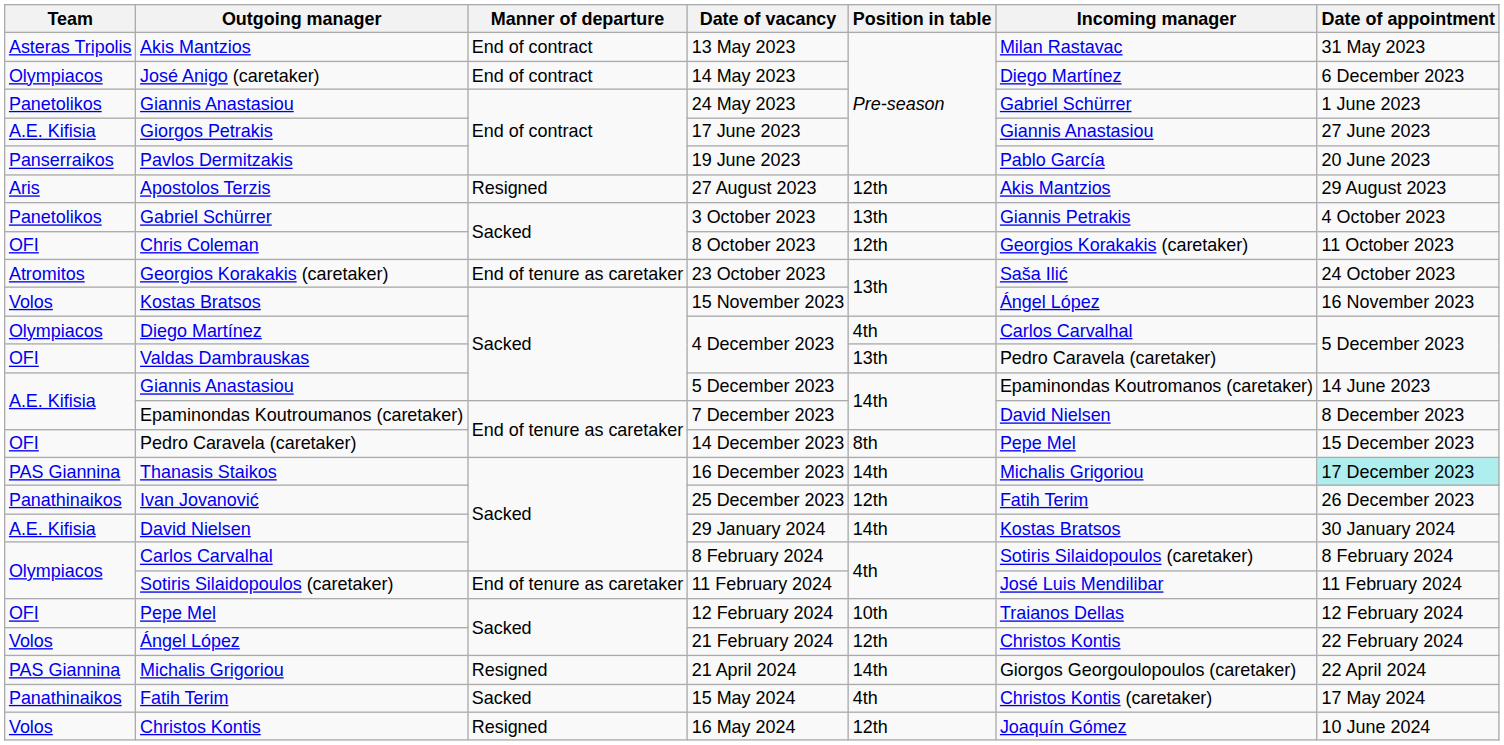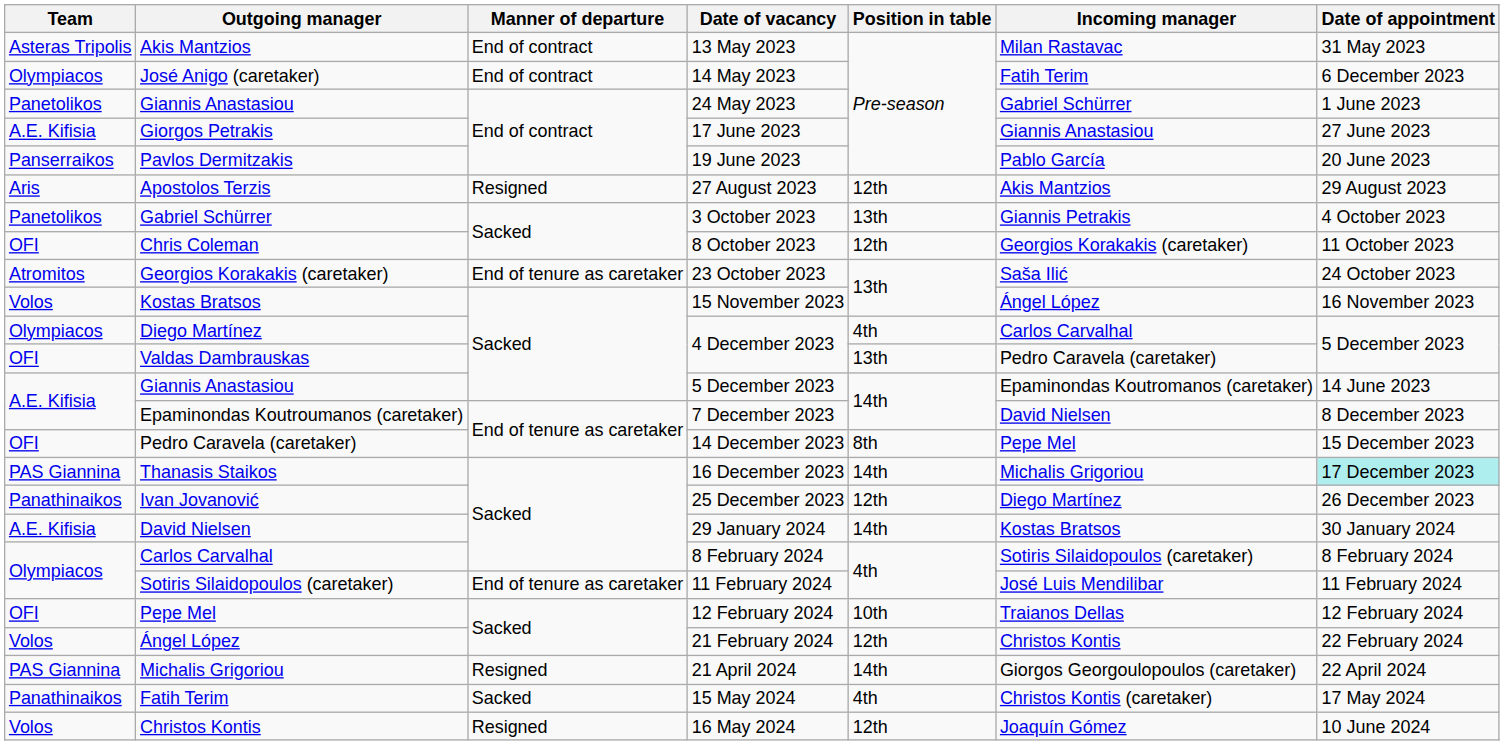(1061, 75) Diego Martínez -> (1044, 75) Fatih Terim
(1044, 499) Fatih Terim -> (1061, 499) Diego Martínez
